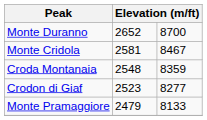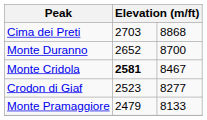+ row: (44, 32)
(128, 50) normal -> (128, 69) bold
- row: (52, 69)
